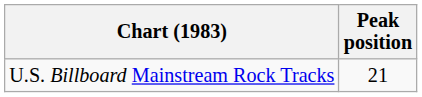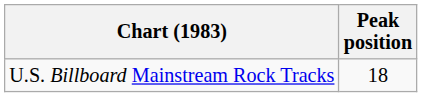(378, 75) 21 -> (378, 75) 18
